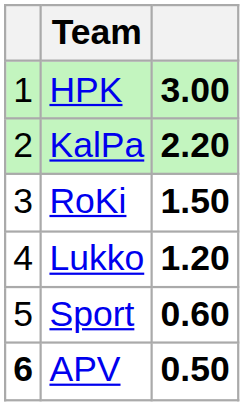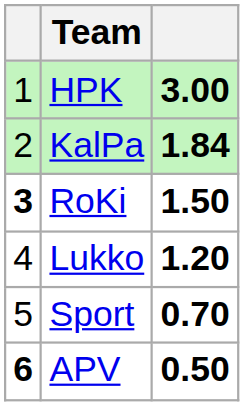(195, 145) 2.20 -> (195, 145) 1.84
(23, 201) normal -> (23, 201) bold
(195, 314) 0.60 -> (195, 314) 0.70
